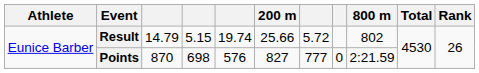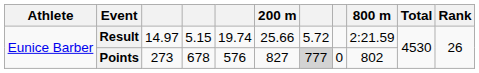(162, 37) 14.79 -> (162, 37) 14.97
(372, 37) 802 -> (372, 37) 2:21.59
(162, 58) 870 -> (162, 58) 273
(198, 58) 698 -> (198, 58) 678
(316, 58) no background -> (316, 58) lightgrey background
(372, 58) 2:21.59 -> (372, 58) 802
